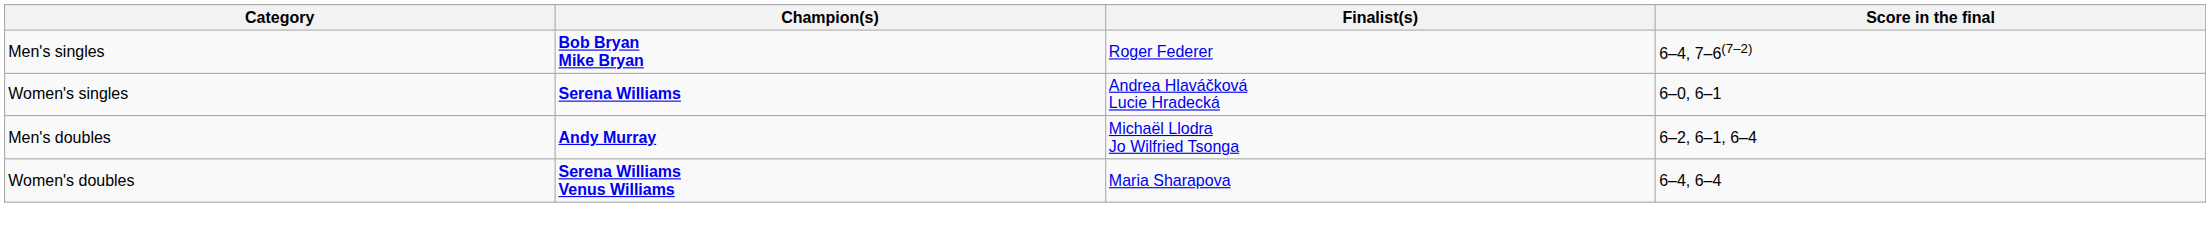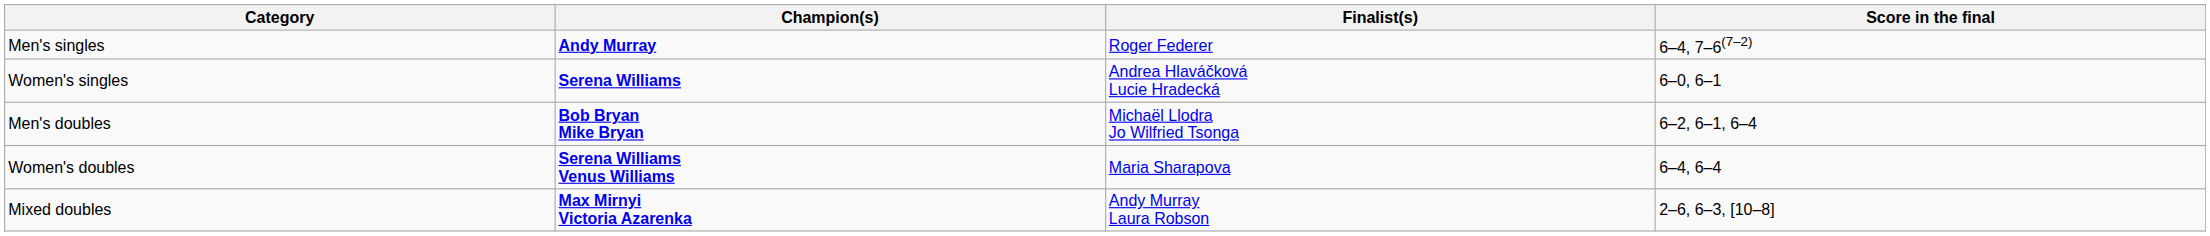(601, 52) Bob Bryan Mike Bryan -> (607, 45) Andy Murray
(607, 138) Andy Murray -> (601, 124) Bob Bryan Mike Bryan
+ row: (60, 210)
